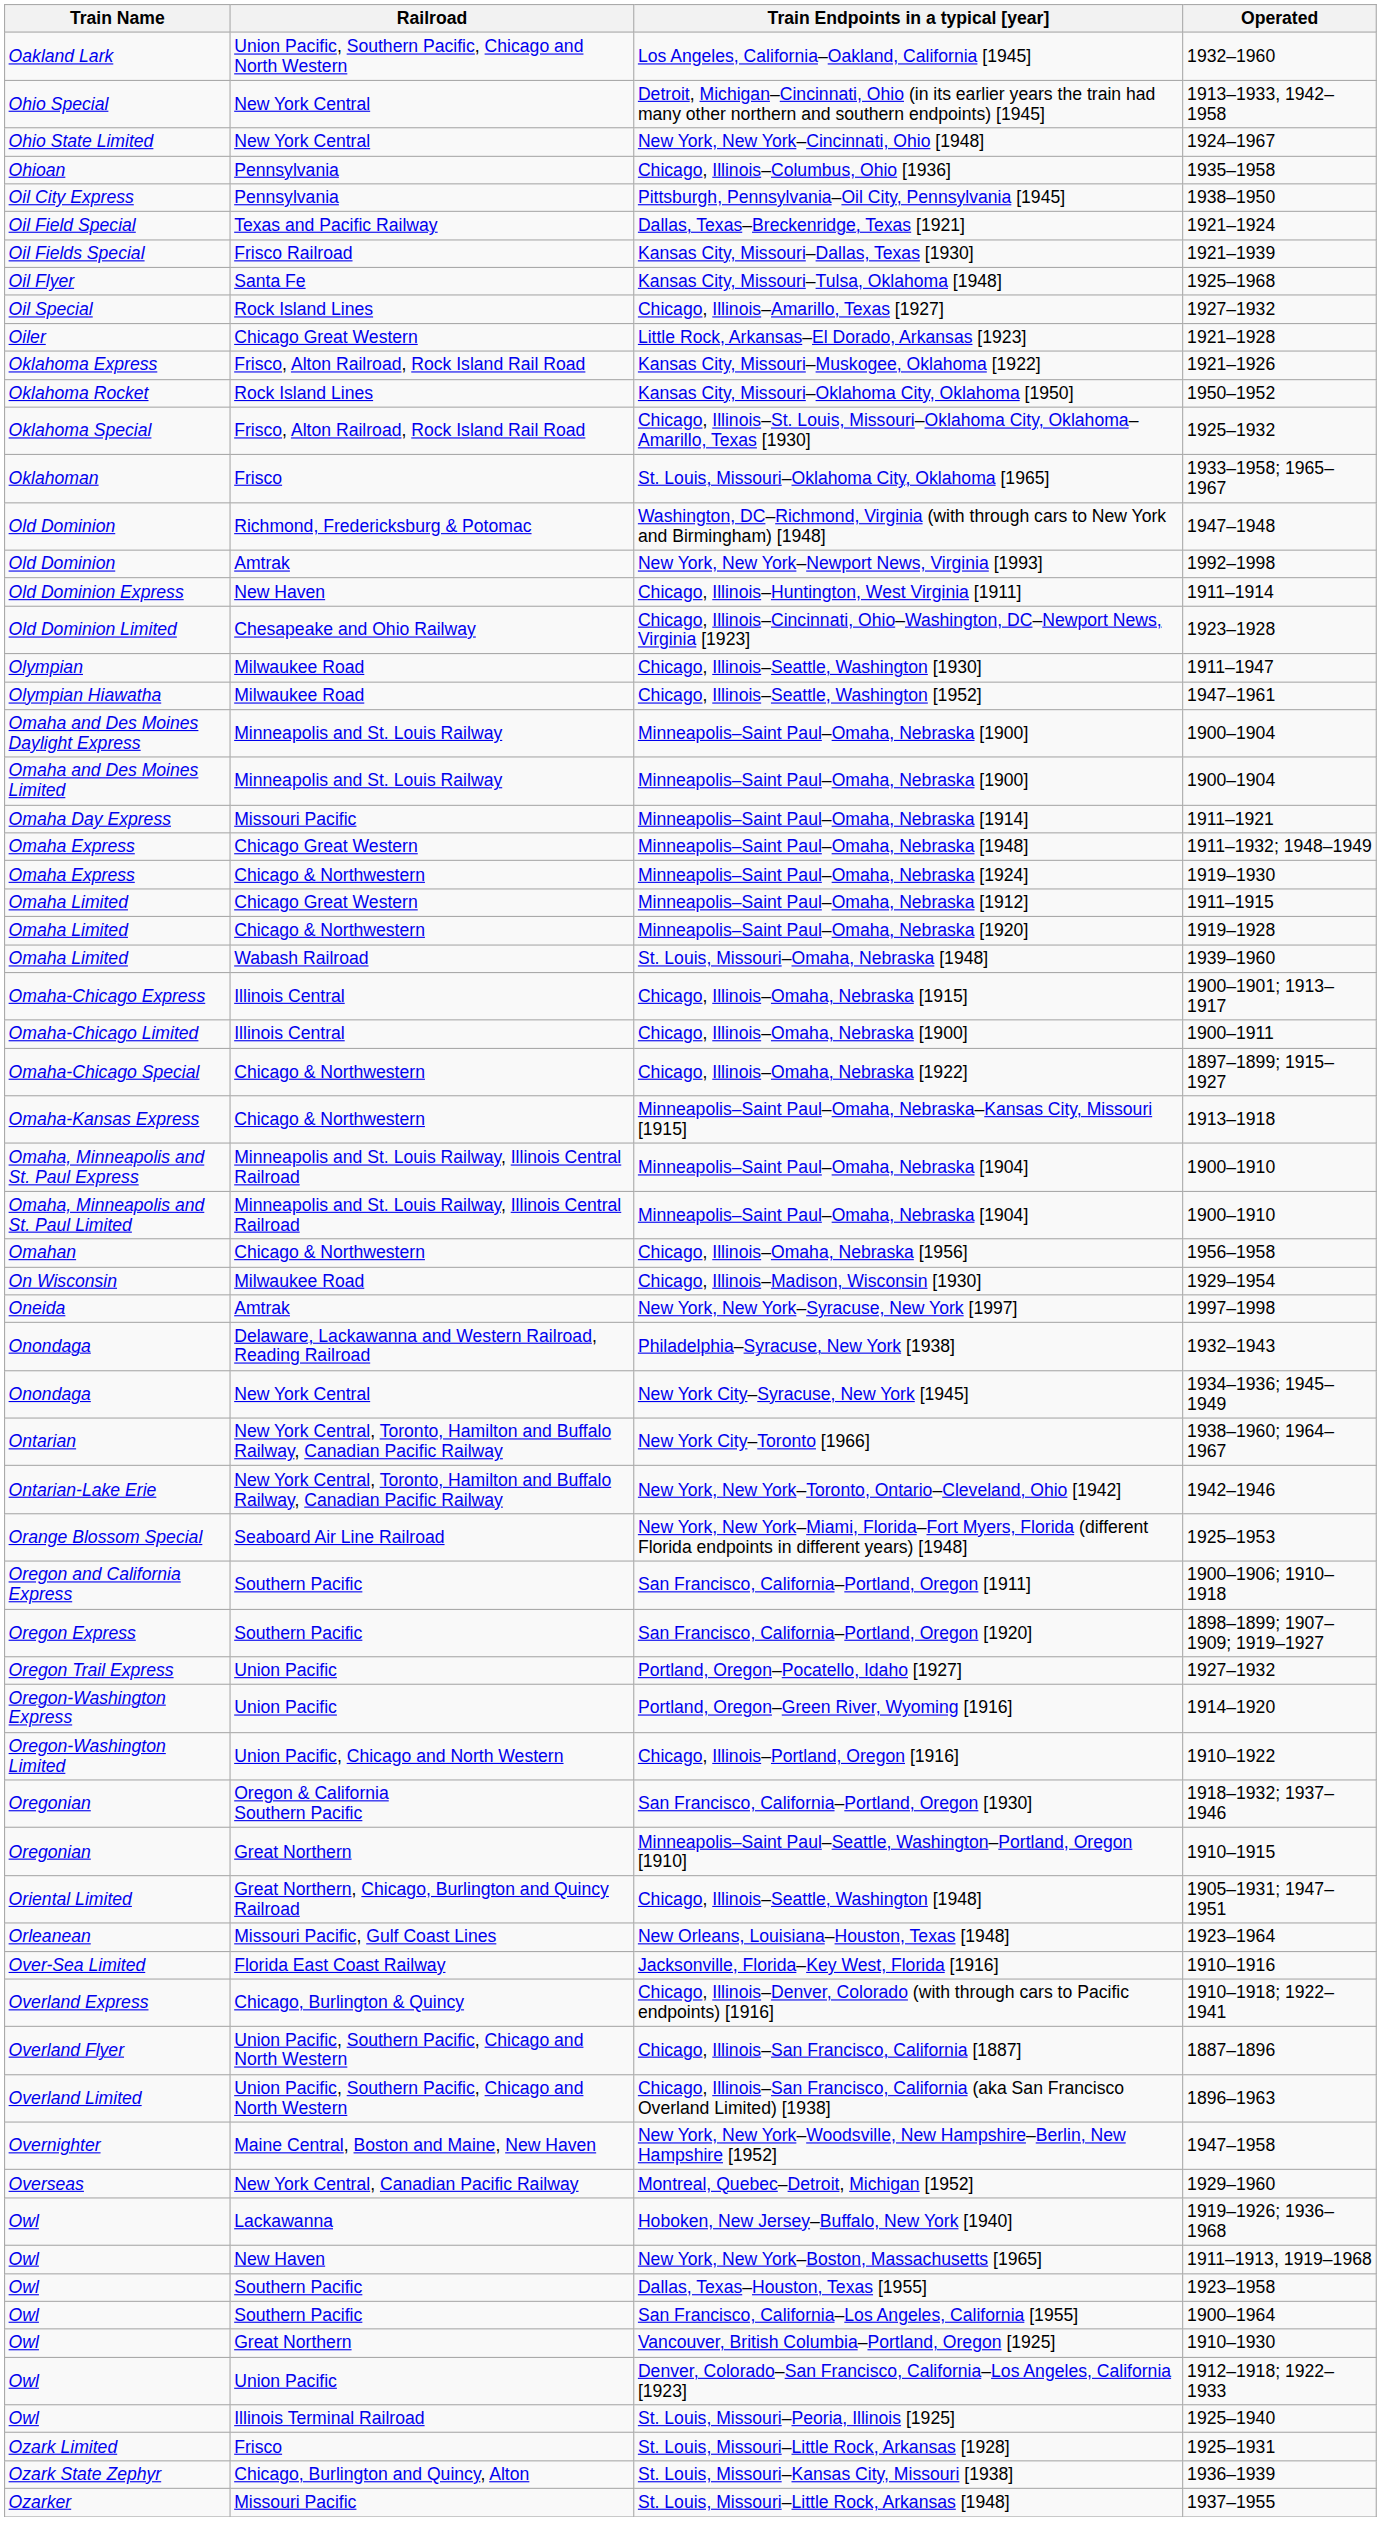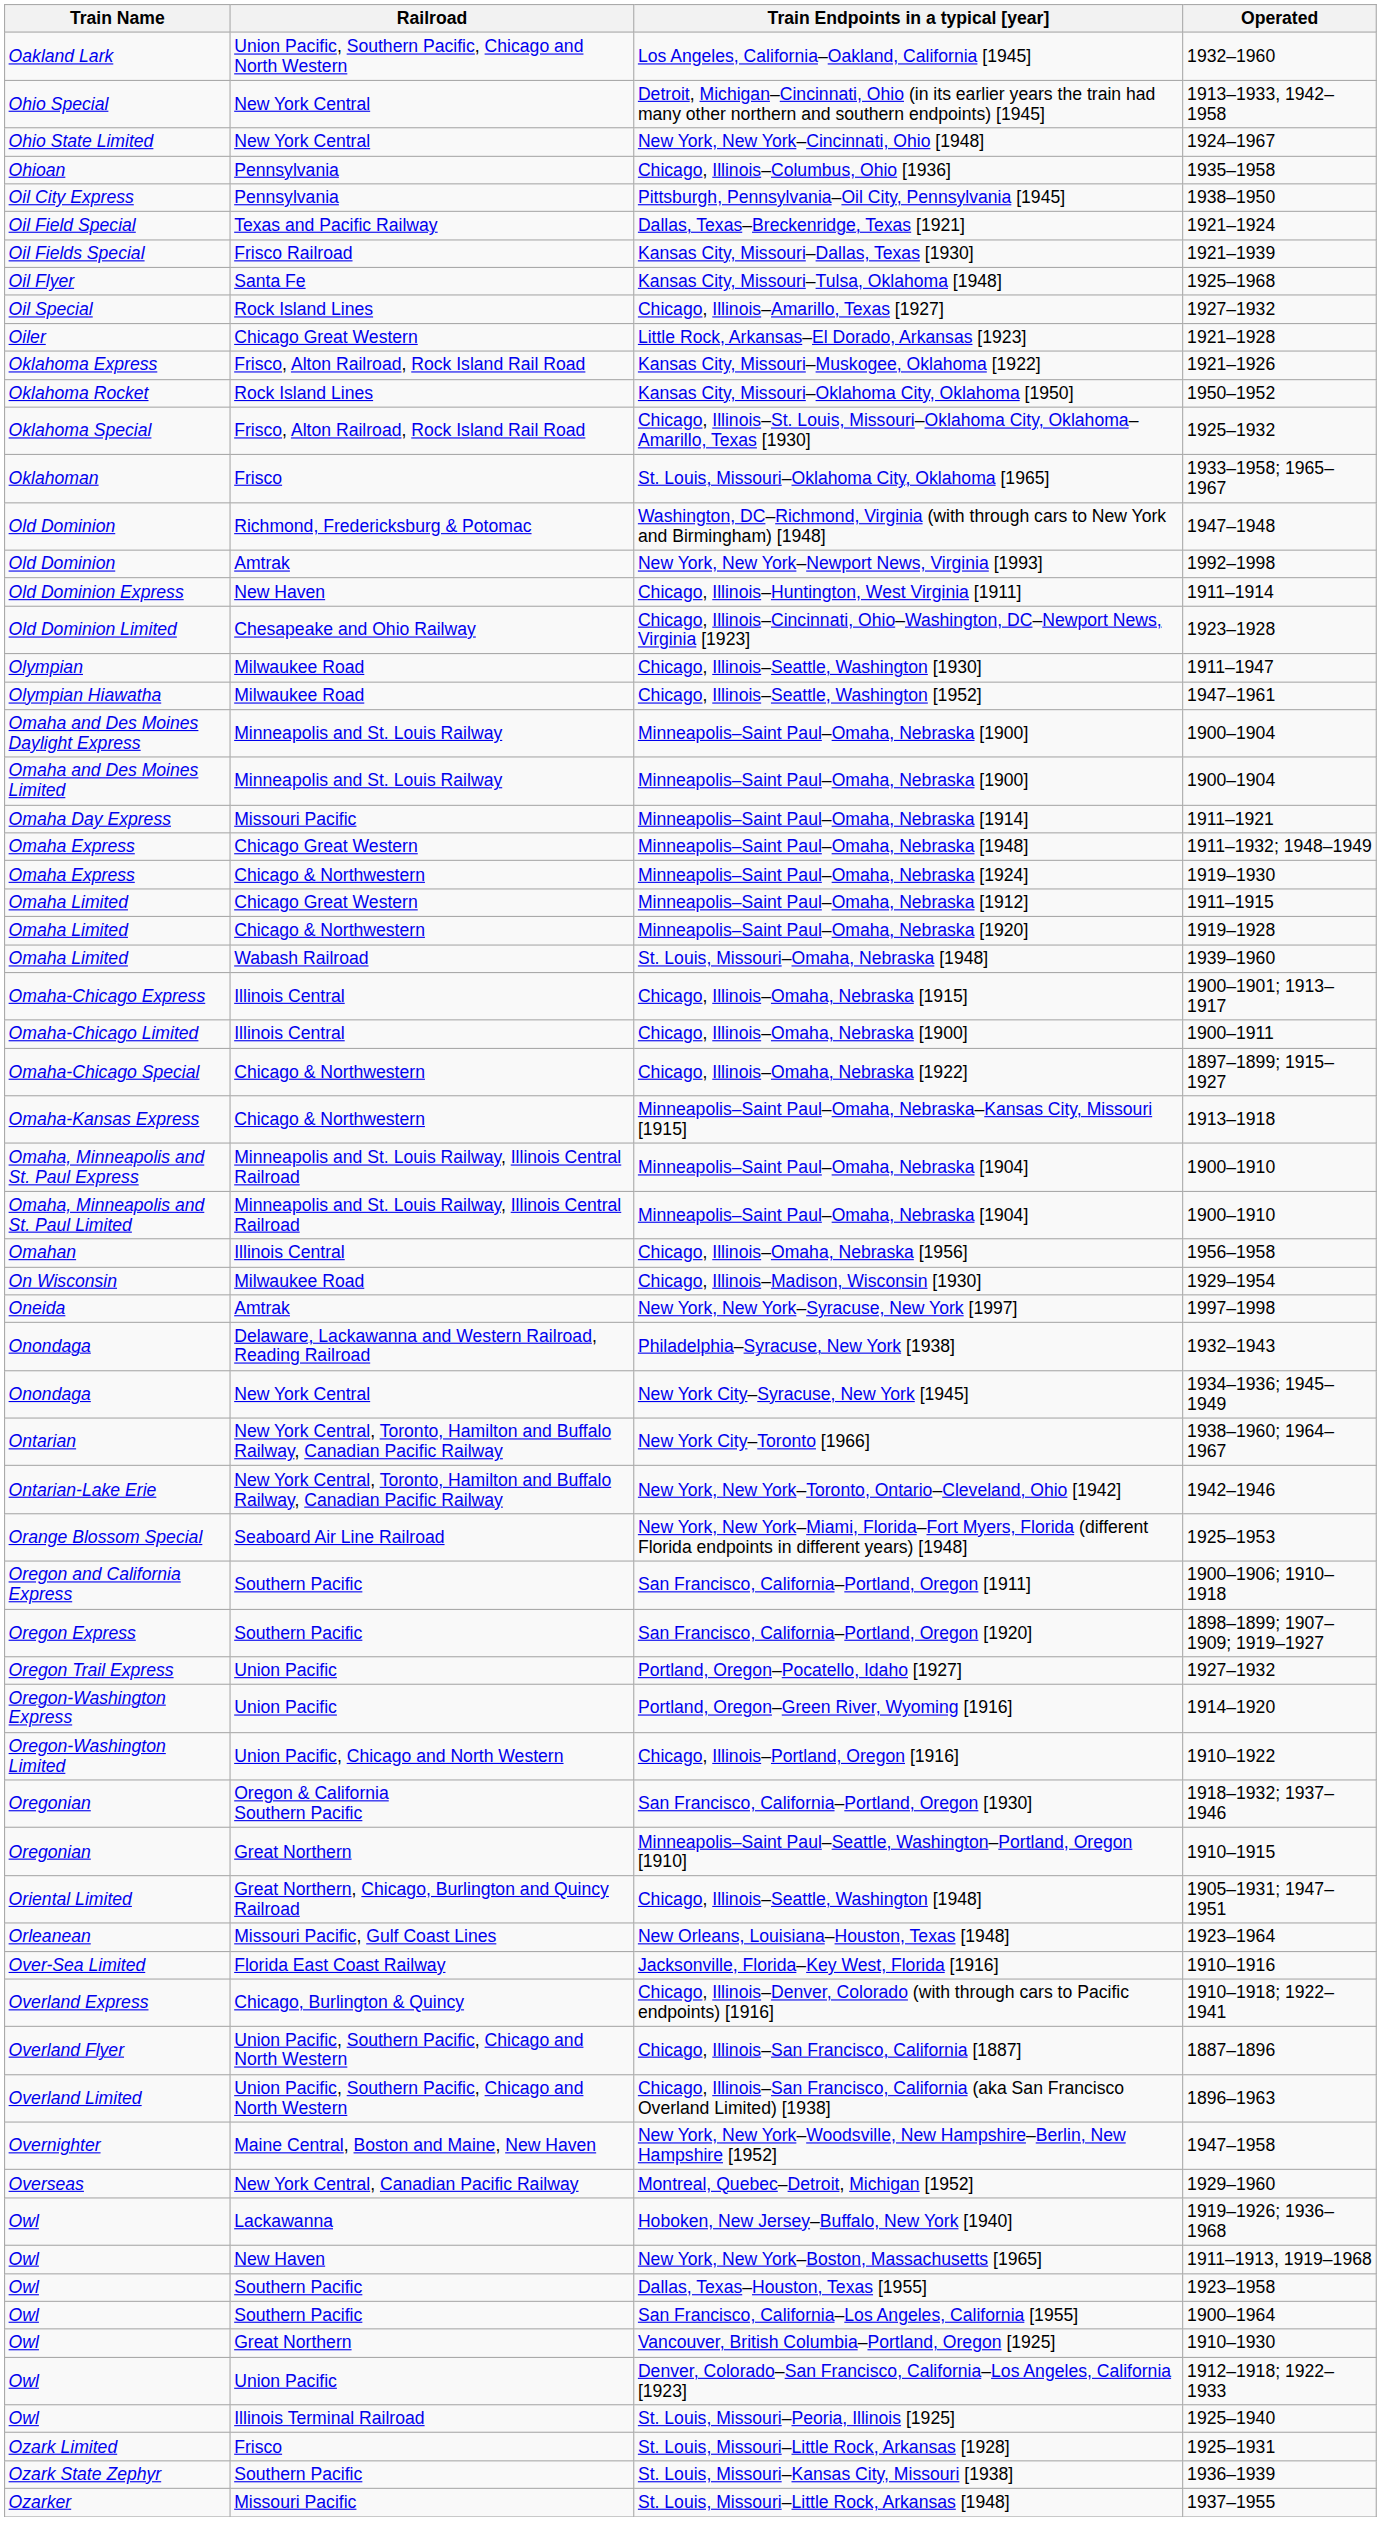(330, 1252) Chicago & Northwestern -> (289, 1252) Illinois Central
(382, 2474) Chicago, Burlington and Quincy, Alton -> (298, 2474) Southern Pacific
